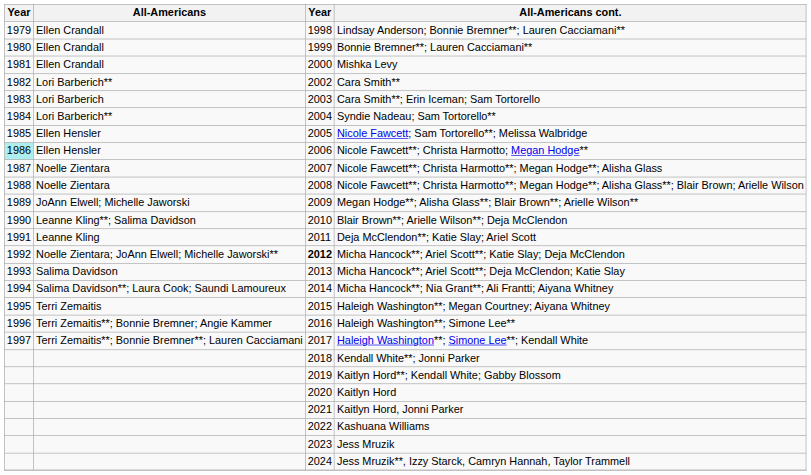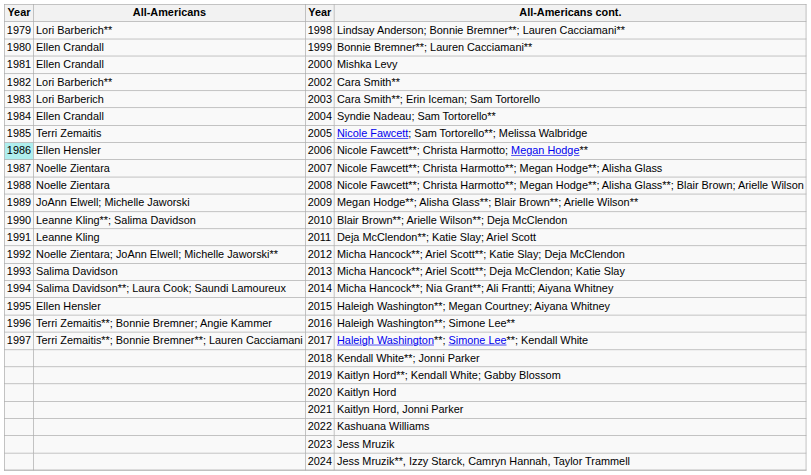(70, 30) Ellen Crandall -> (74, 30) Lori Barberich**
(74, 116) Lori Barberich** -> (70, 116) Ellen Crandall
(68, 133) Ellen Hensler -> (69, 133) Terri Zemaitis
(320, 254) bold -> (320, 254) normal
(69, 306) Terri Zemaitis -> (68, 306) Ellen Hensler
